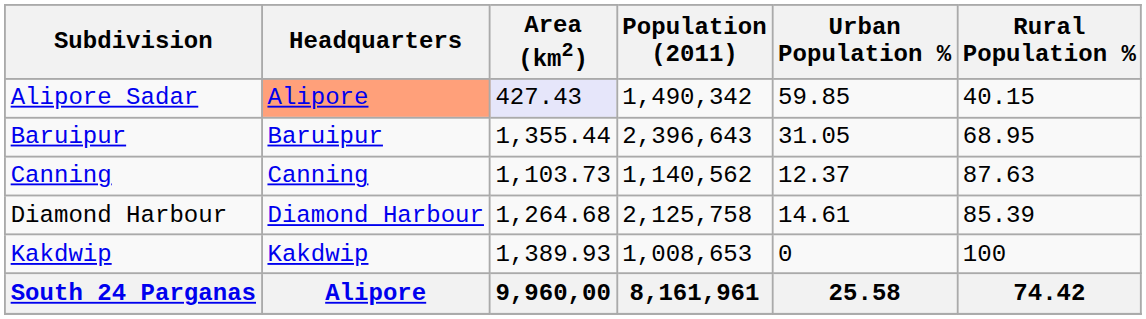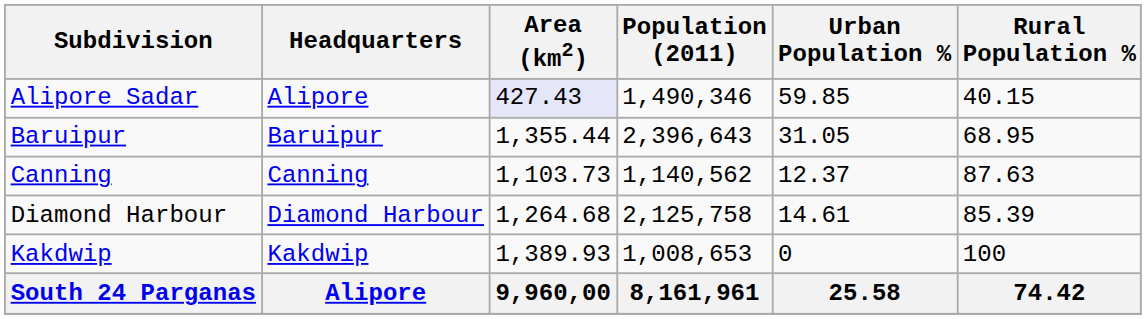(318, 98) lightsalmon background -> (318, 98) no background
(687, 98) 1,490,342 -> (687, 98) 1,490,346
